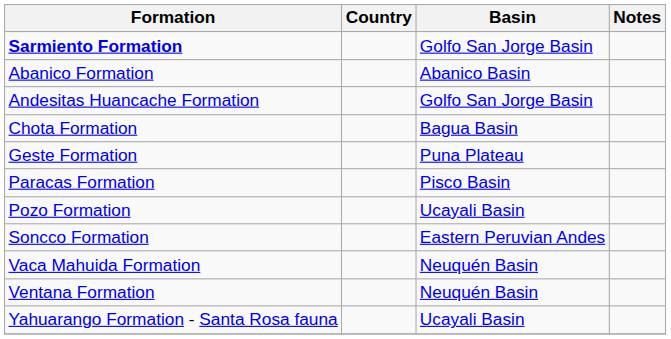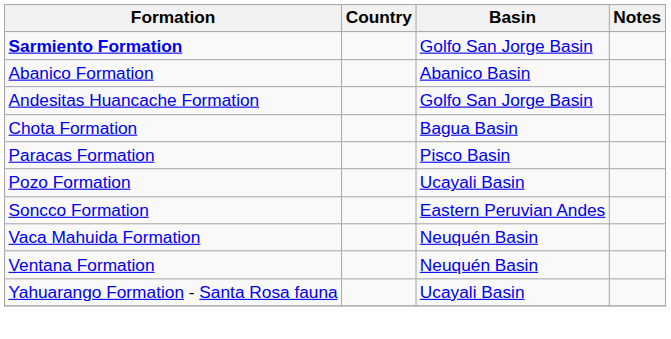- row: (73, 155)
